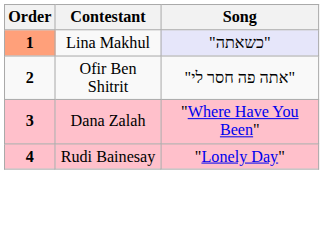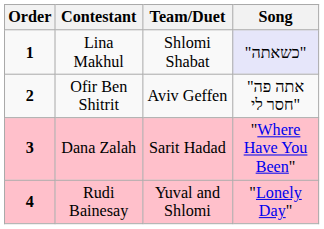+ column: (187, 17)
(30, 42) lightsalmon background -> (30, 52) no background
